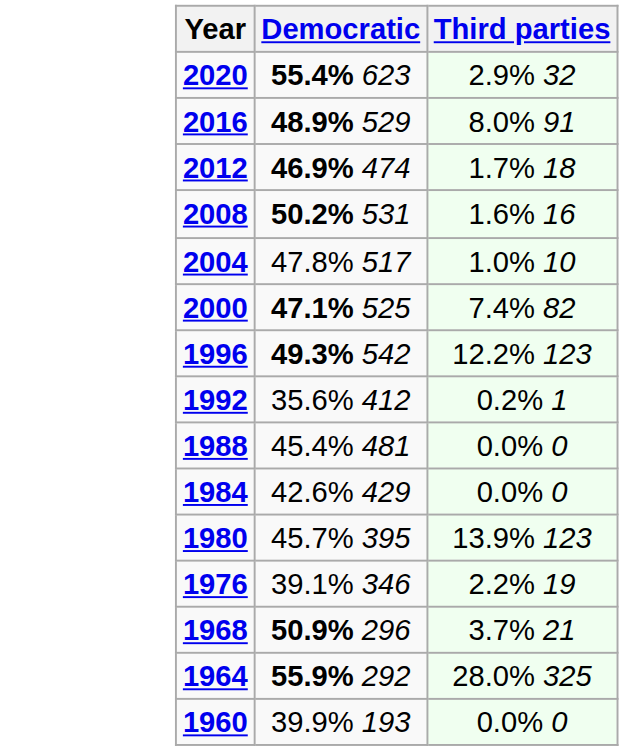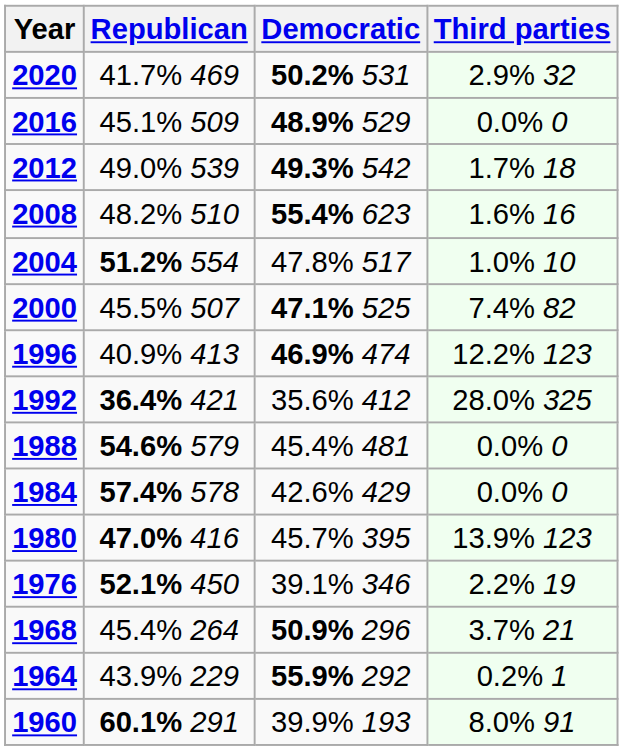+ column: (169, 29)
(341, 75) 55.4% 623 -> (341, 75) 50.2% 531
(522, 122) 8.0% 91 -> (522, 122) 0.0% 0
(341, 168) 46.9% 474 -> (341, 168) 49.3% 542
(341, 214) 50.2% 531 -> (341, 214) 55.4% 623
(341, 353) 49.3% 542 -> (341, 353) 46.9% 474
(522, 399) 0.2% 1 -> (522, 399) 28.0% 325
(522, 676) 28.0% 325 -> (522, 676) 0.2% 1
(522, 722) 0.0% 0 -> (522, 722) 8.0% 91
